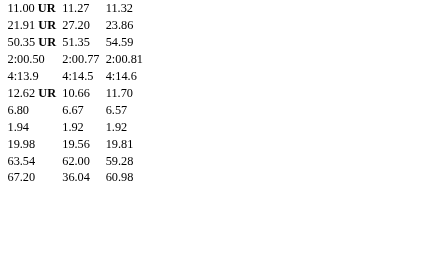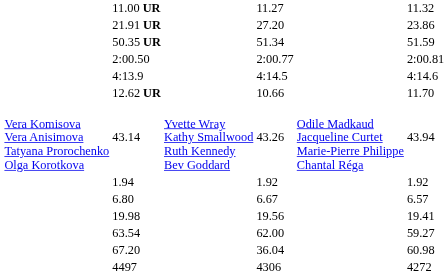(76, 42) 51.35 -> (270, 42) 51.34
(120, 42) 54.59 -> (421, 42) 51.59
+ row: (126, 137)
rows swapped: (18, 126) <-> (18, 109)
(120, 143) 19.81 -> (421, 216) 19.41
(120, 160) 59.28 -> (421, 233) 59.27
+ row: (125, 267)
